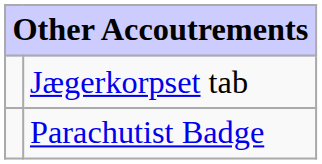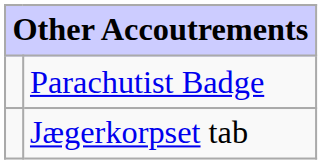rows swapped: (147, 132) <-> (139, 81)
